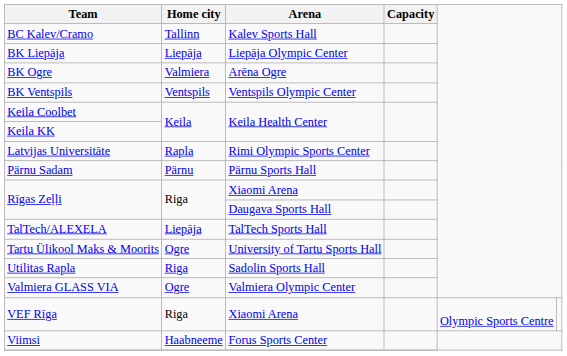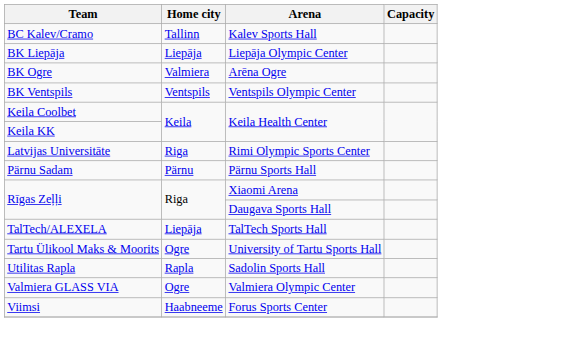(179, 151) Rapla -> (176, 151) Riga
(176, 268) Riga -> (179, 268) Rapla
- row: (32, 314)
